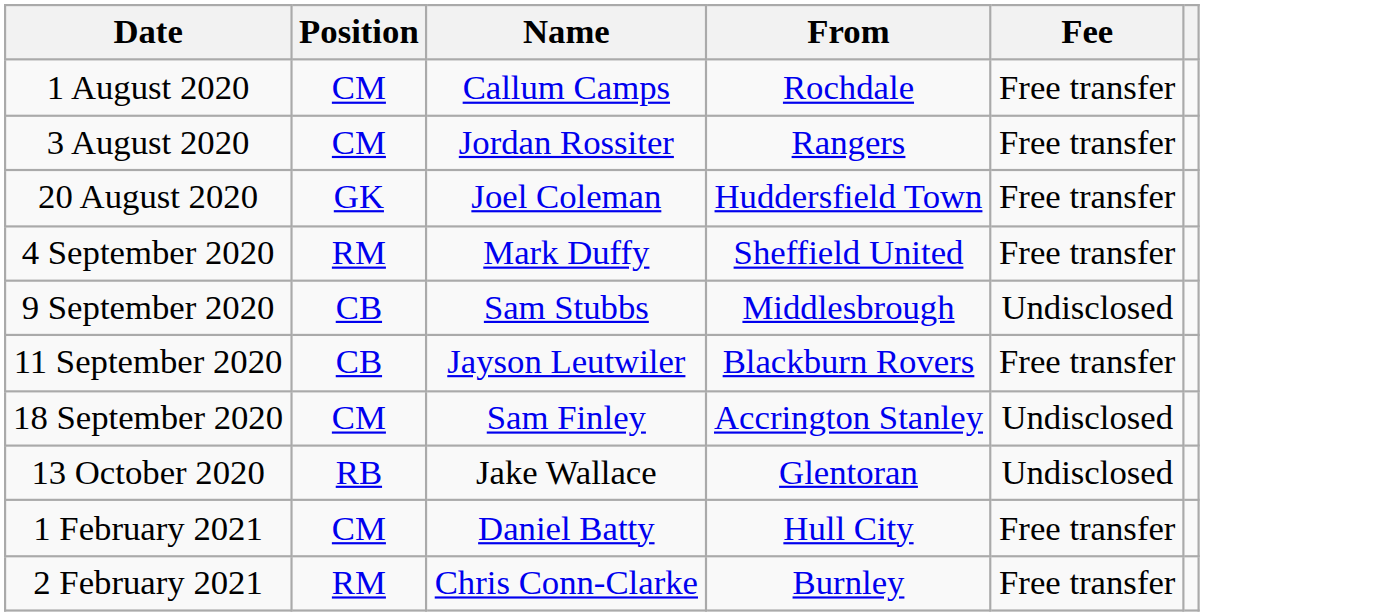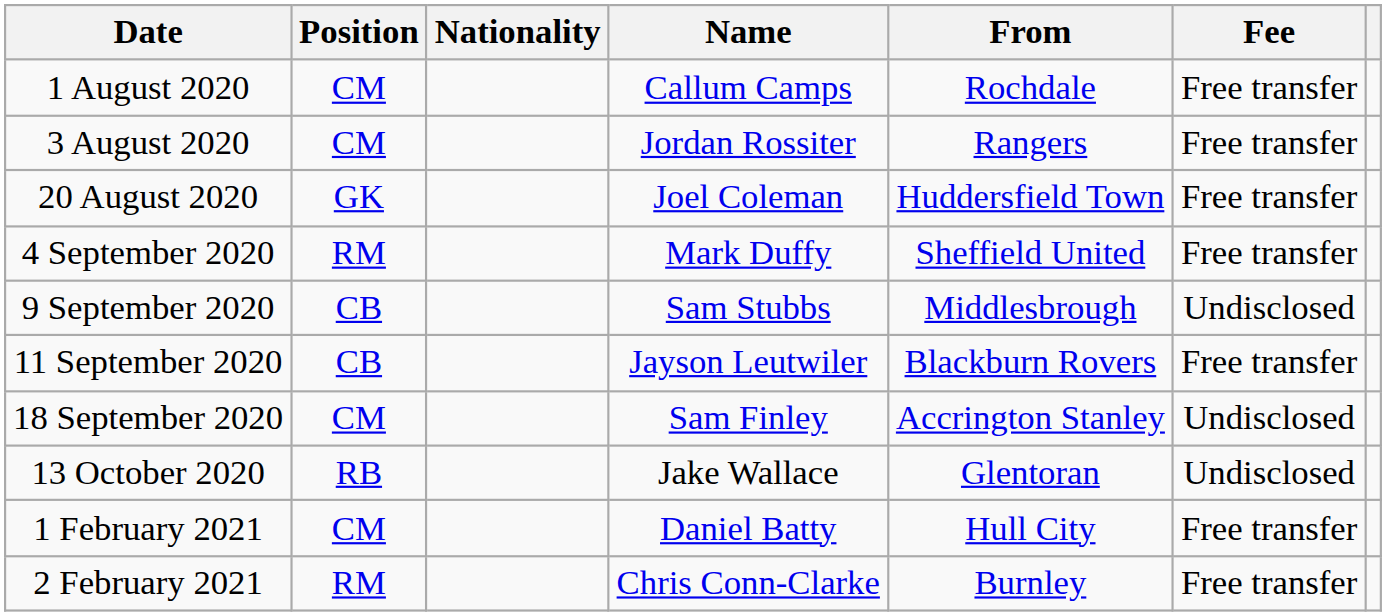+ column: (518, 32)
